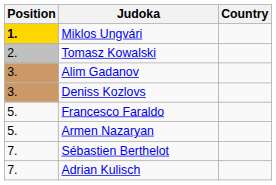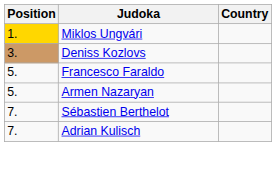(12, 33) bold -> (12, 33) normal
- row: (109, 53)
- row: (100, 72)
